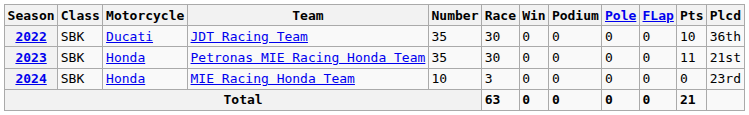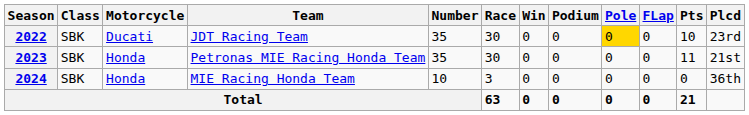(609, 36) no background -> (609, 36) gold background
(725, 36) 36th -> (725, 36) 23rd
(725, 79) 23rd -> (725, 79) 36th
